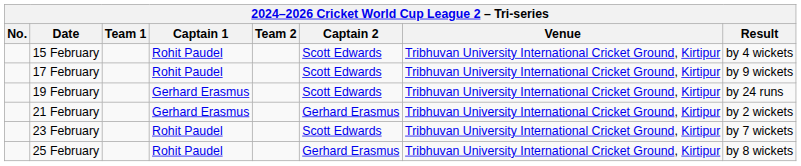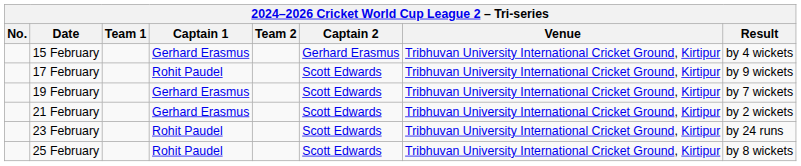(187, 53) Rohit Paudel -> (201, 53) Gerhard Erasmus
(342, 53) Scott Edwards -> (351, 53) Gerhard Erasmus
(755, 92) by 24 runs -> (760, 92) by 7 wickets
(351, 111) Gerhard Erasmus -> (342, 111) Scott Edwards
(760, 131) by 7 wickets -> (755, 131) by 24 runs
(351, 151) Gerhard Erasmus -> (342, 151) Scott Edwards
